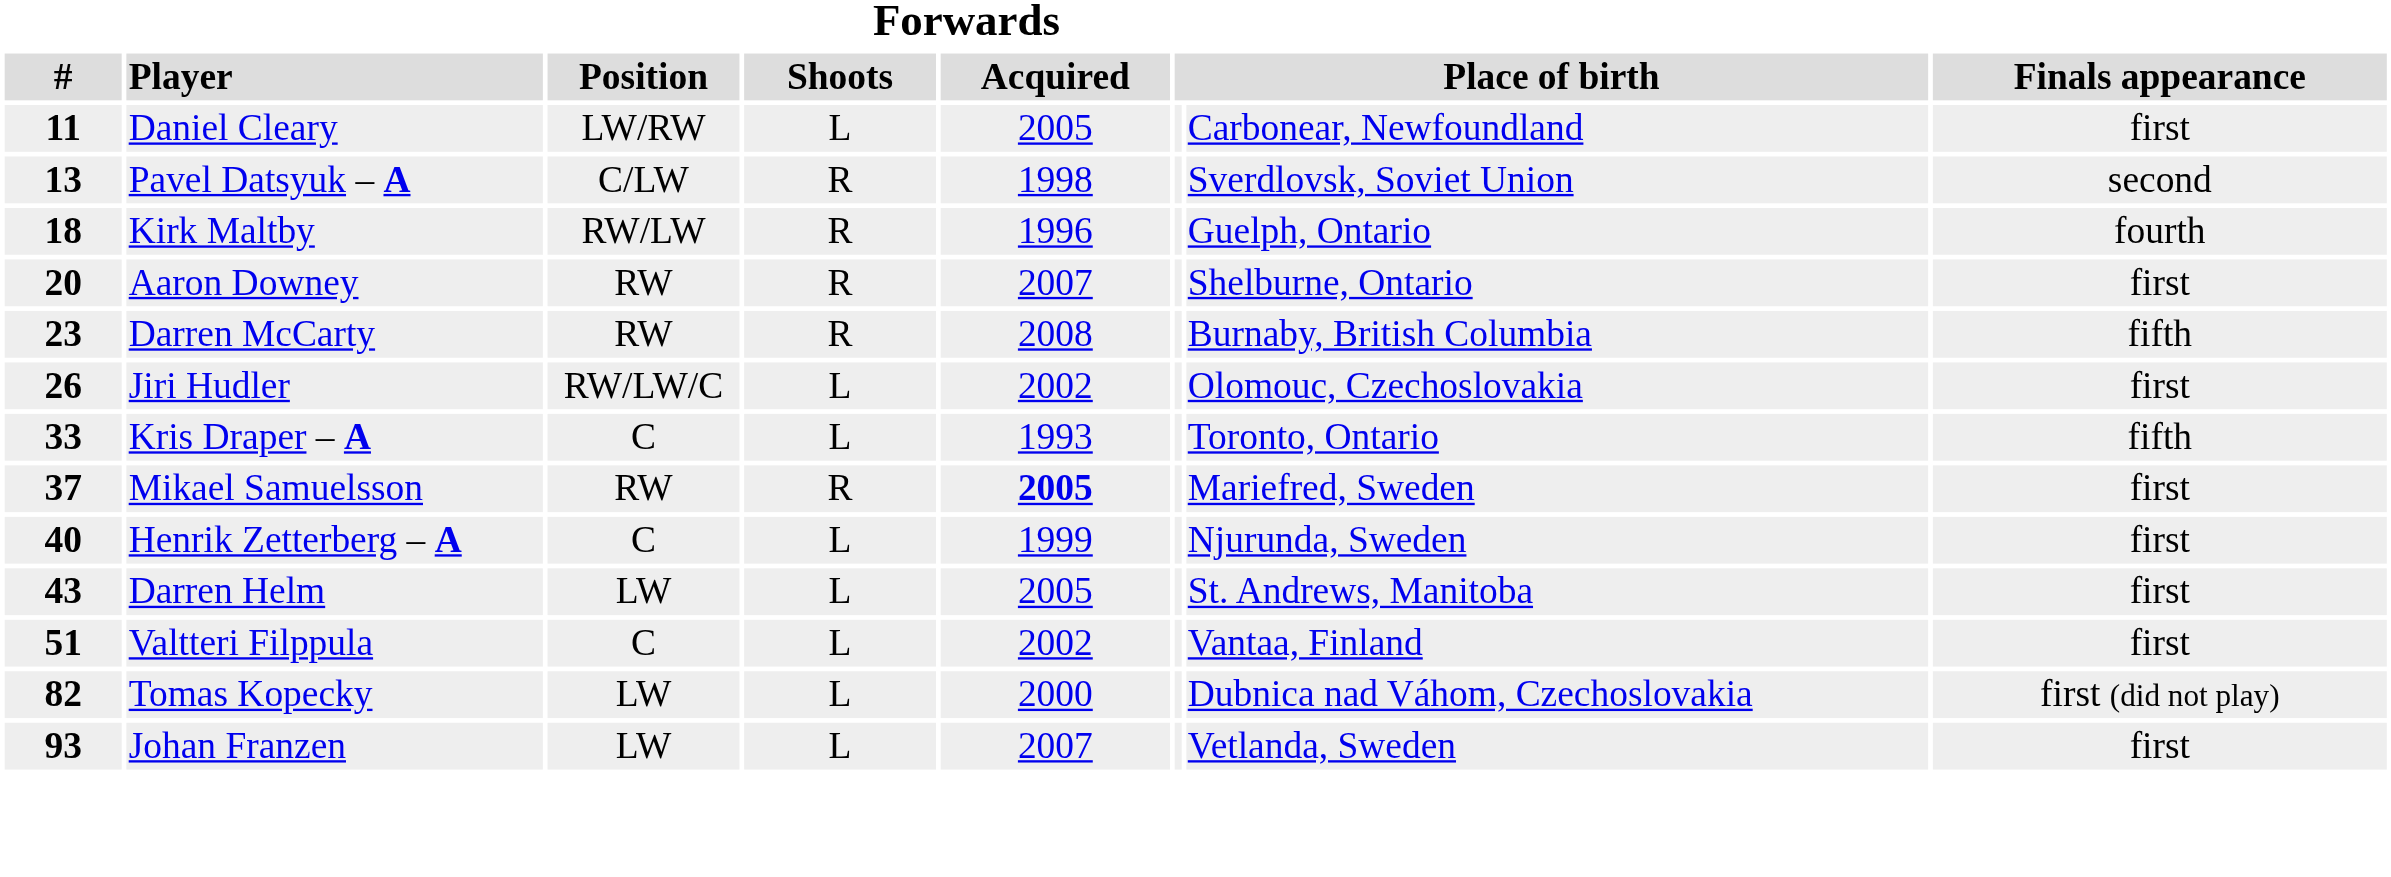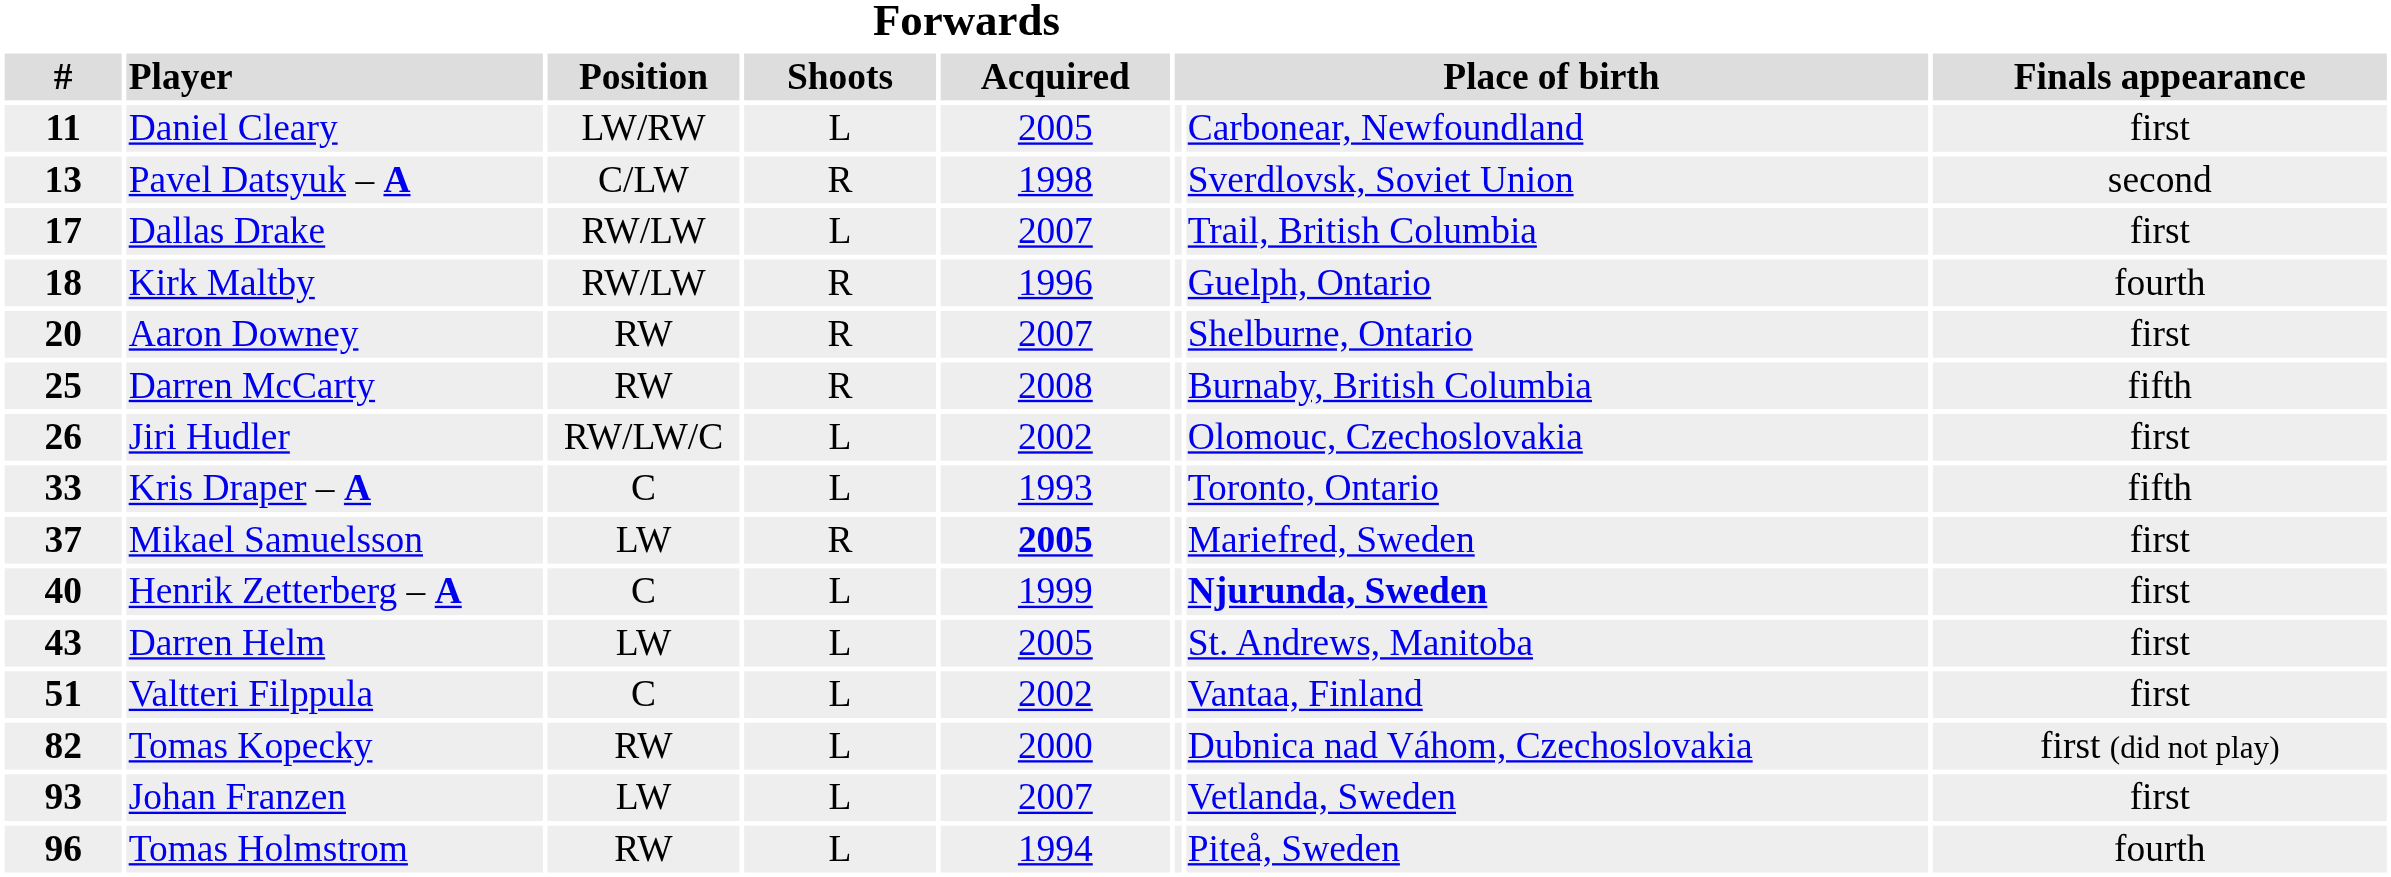+ row: (227, 230)
(63, 333) 23 -> (63, 385) 25
(643, 488) RW -> (643, 539) LW
(1327, 539) normal -> (1338, 591) bold
(643, 694) LW -> (643, 745) RW
+ row: (268, 848)
